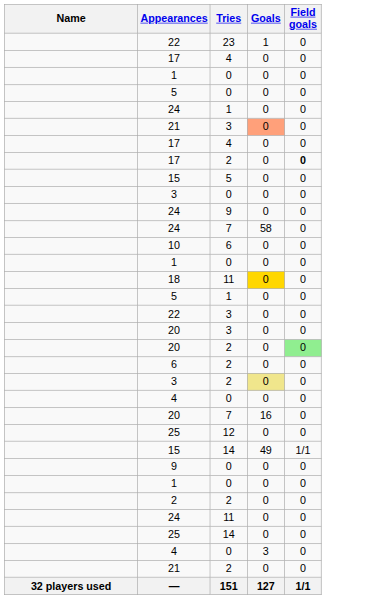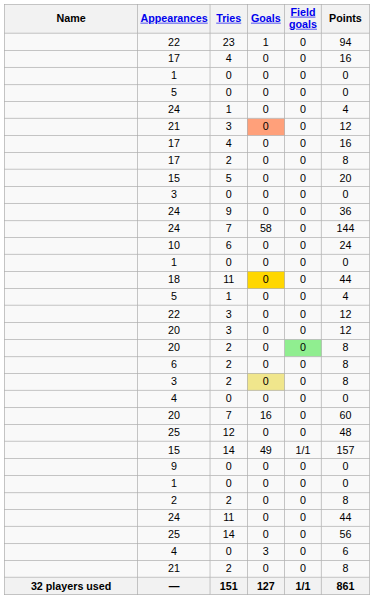+ column: (345, 19)
(303, 161) bold -> (303, 161) normal
